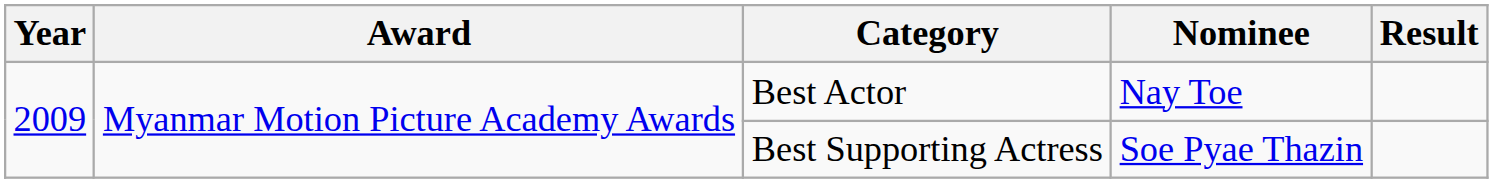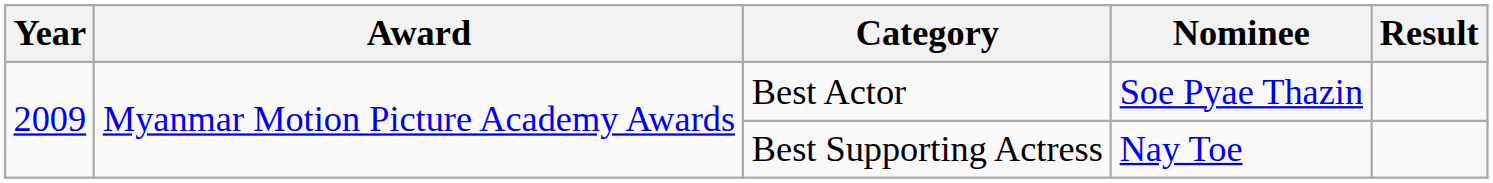(1181, 90) Nay Toe -> (1241, 90) Soe Pyae Thazin
(1241, 148) Soe Pyae Thazin -> (1181, 148) Nay Toe
